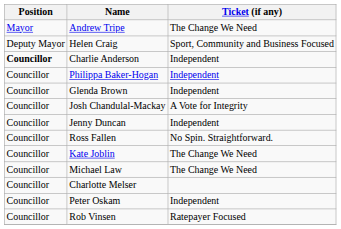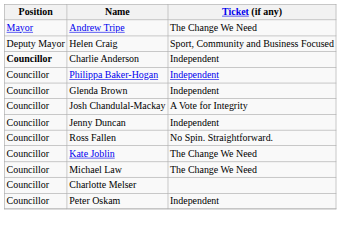- row: (92, 216)
